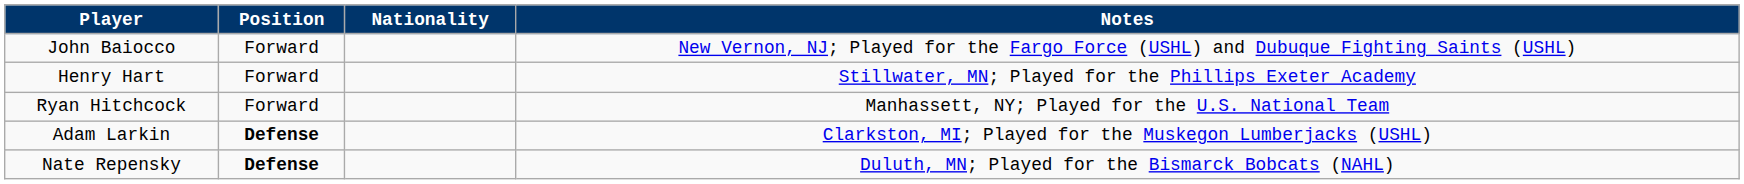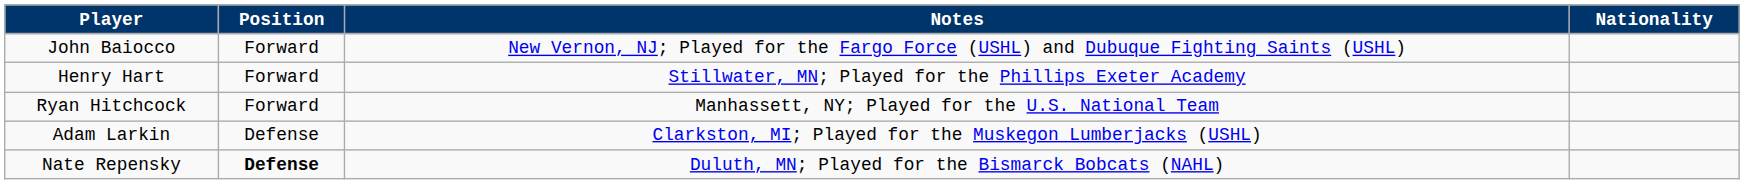columns swapped: (430, 19) <-> (1127, 19)
(282, 135) bold -> (282, 135) normal
